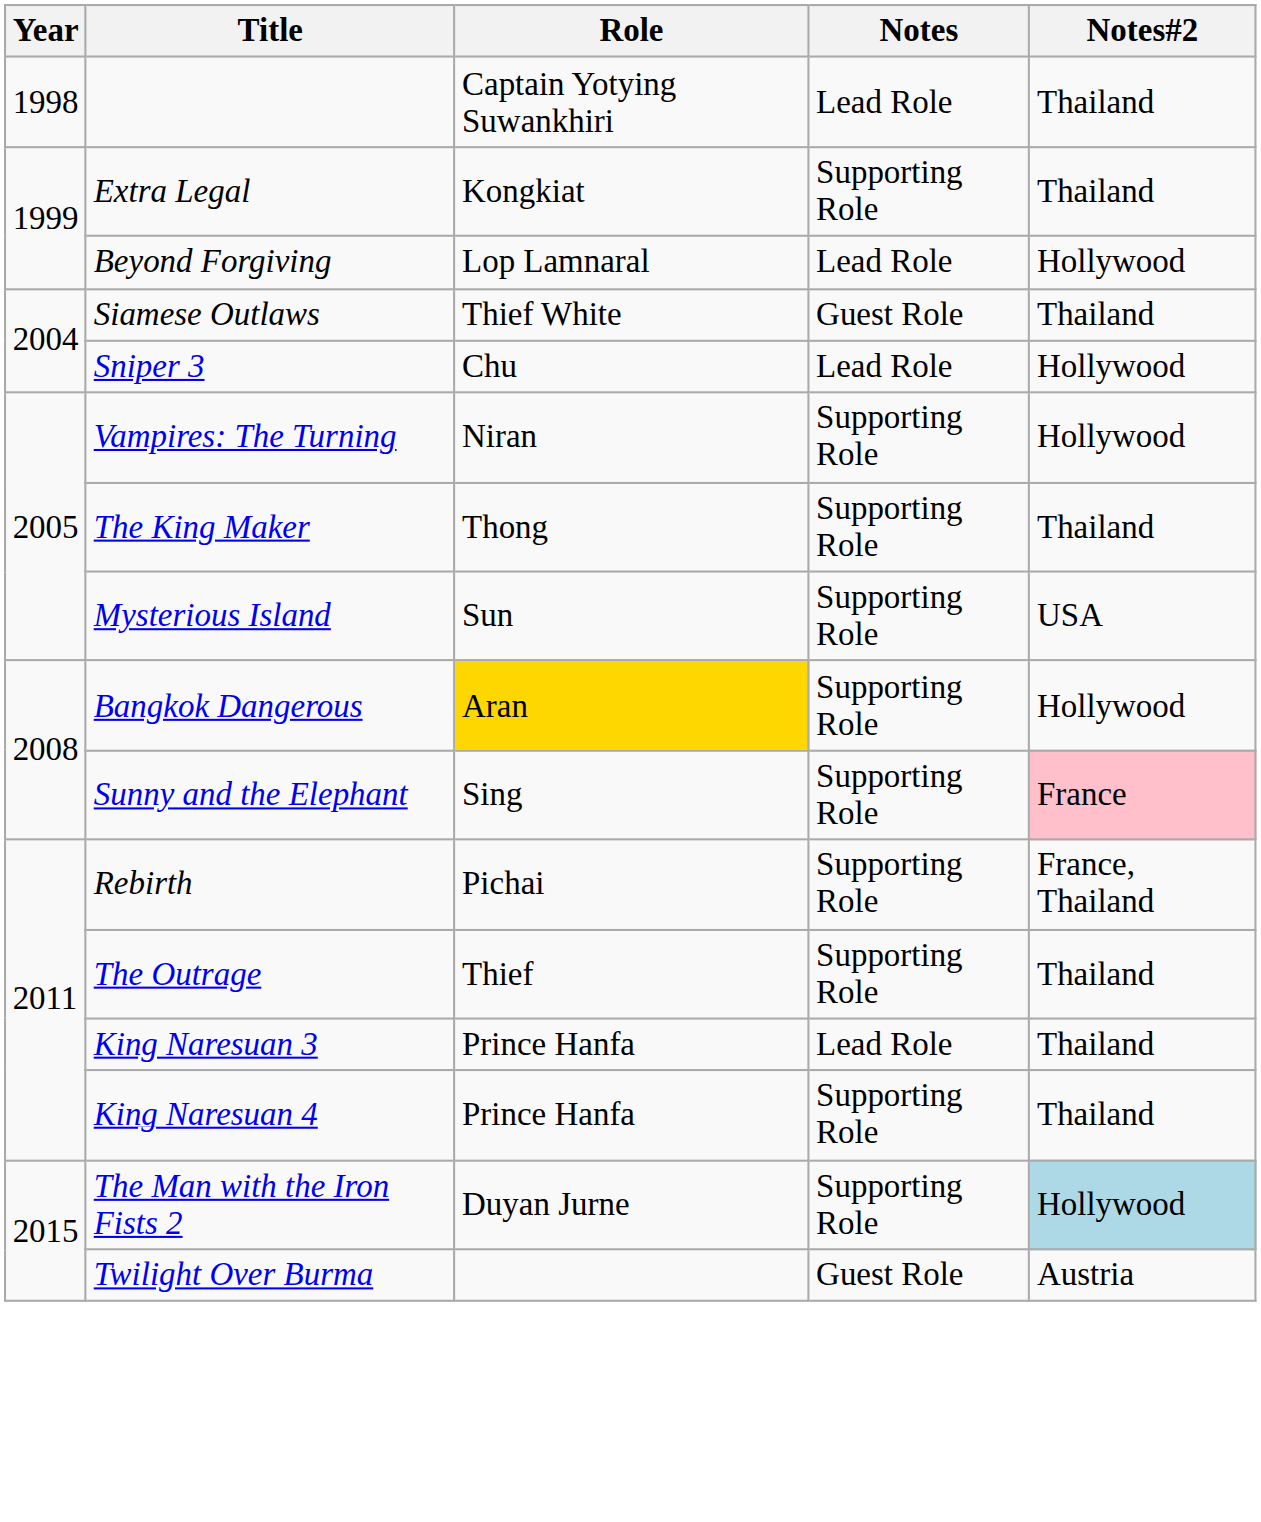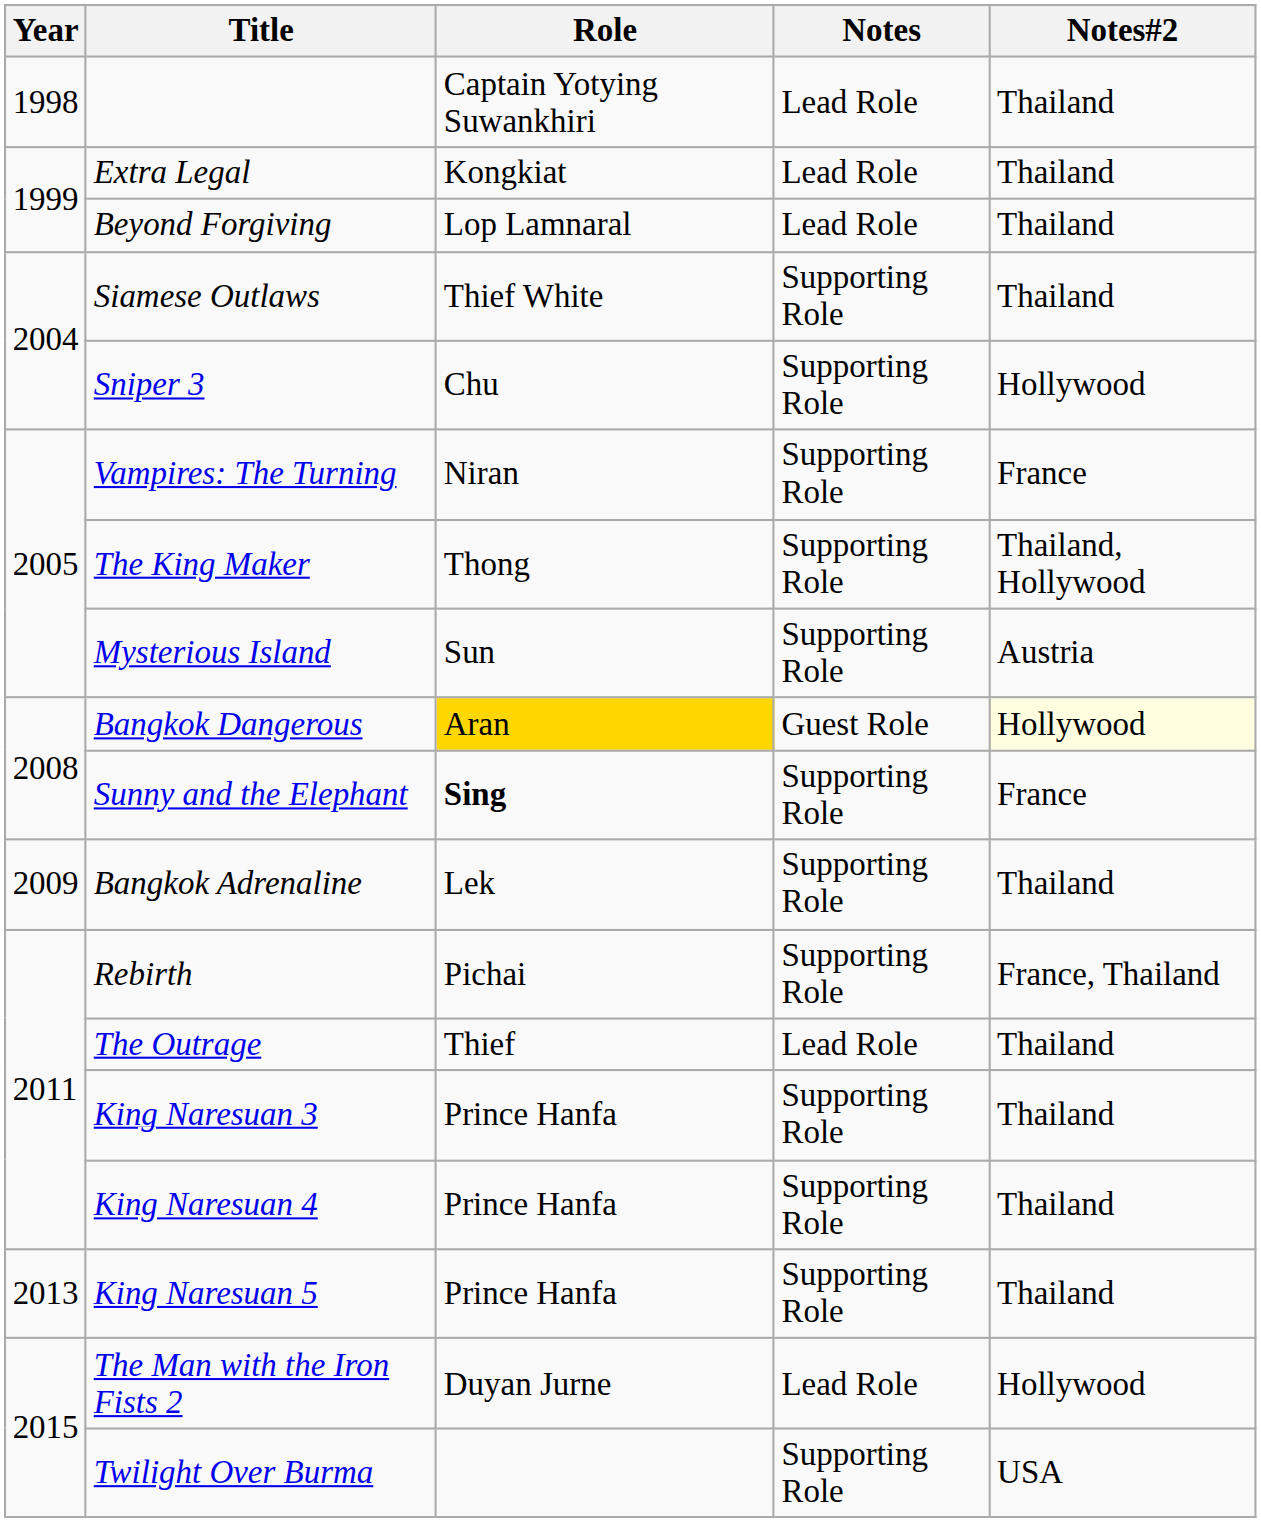(889, 190) Supporting Role -> (850, 172) Lead Role
(1111, 261) Hollywood -> (1056, 224) Thailand
(890, 313) Guest Role -> (855, 295) Supporting Role
(884, 366) Lead Role -> (855, 384) Supporting Role
(1111, 436) Hollywood -> (1042, 474) France
(1096, 526) Thailand -> (1071, 563) Thailand, Hollywood
(1070, 615) USA -> (1046, 652) Austria
(889, 705) Supporting Role -> (855, 723) Guest Role
(1111, 705) no background -> (1071, 723) lightyellow background
(492, 794) normal -> (475, 794) bold
(1082, 794) pink background -> (1042, 794) no background
+ row: (228, 883)
(889, 973) Supporting Role -> (850, 1043) Lead Role
(884, 1043) Lead Role -> (855, 1114) Supporting Role
+ row: (206, 1293)
(889, 1204) Supporting Role -> (850, 1382) Lead Role
(1111, 1204) lightblue background -> (1071, 1382) no background
(890, 1274) Guest Role -> (855, 1472) Supporting Role
(1086, 1274) Austria -> (1030, 1472) USA
